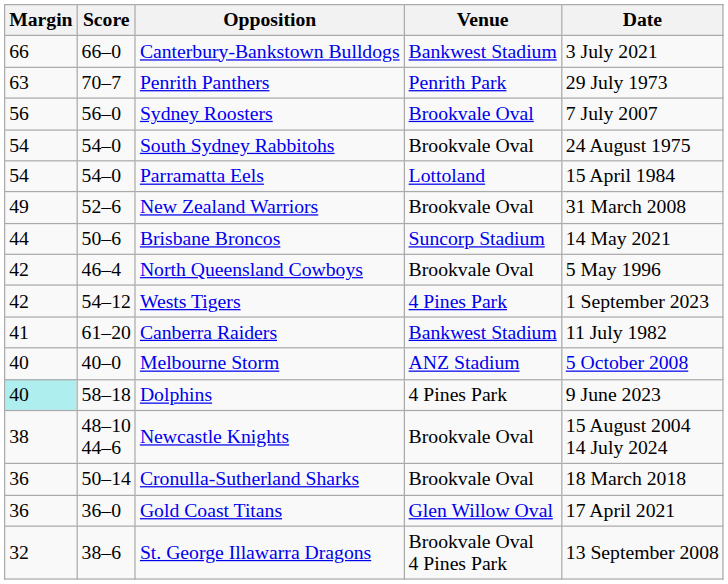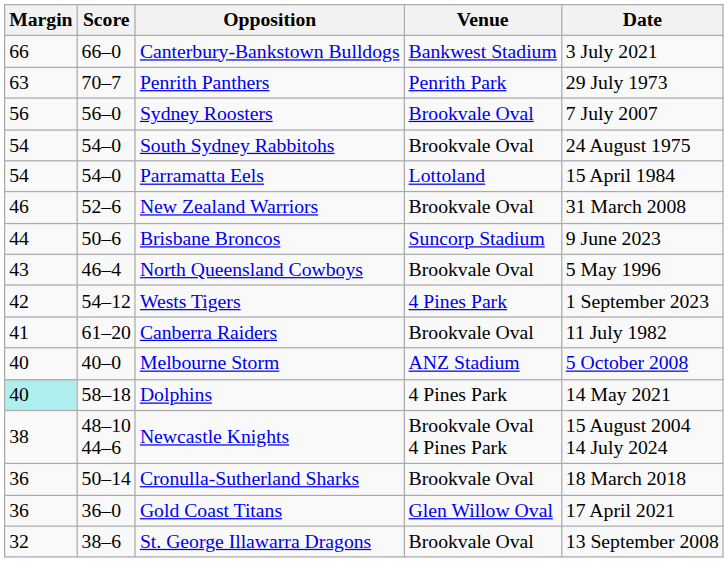(19, 207) 49 -> (19, 207) 46
(618, 238) 14 May 2021 -> (613, 238) 9 June 2023
(19, 269) 42 -> (19, 269) 43
(483, 332) Bankwest Stadium -> (471, 332) Brookvale Oval
(613, 394) 9 June 2023 -> (618, 394) 14 May 2021
(471, 436) Brookvale Oval -> (471, 436) Brookvale Oval 4 Pines Park
(471, 552) Brookvale Oval 4 Pines Park -> (471, 541) Brookvale Oval
